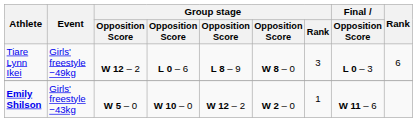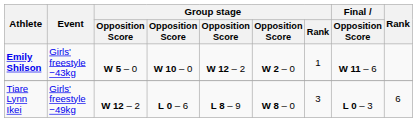rows swapped: (24, 99) <-> (17, 63)
